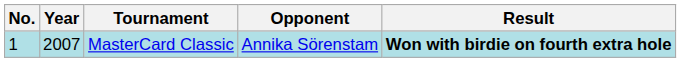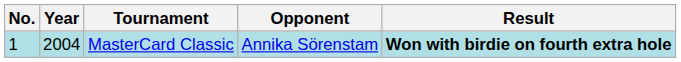(62, 44) 2007 -> (62, 44) 2004
